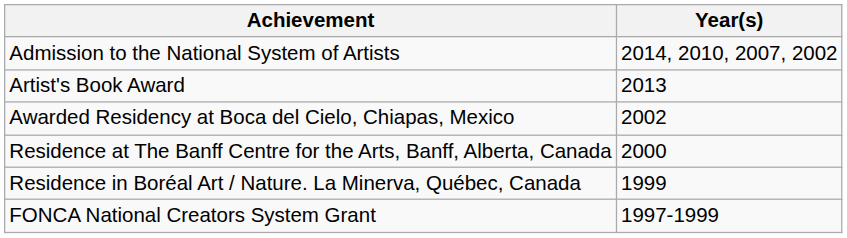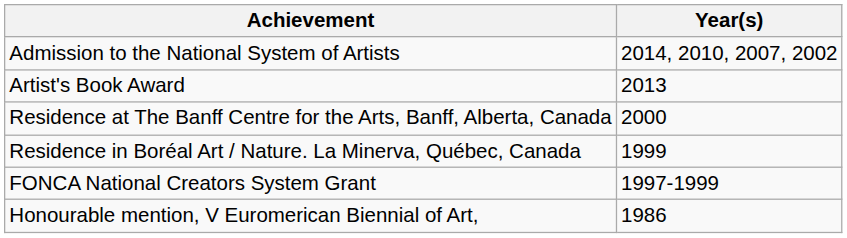- row: (262, 118)
+ row: (244, 215)
